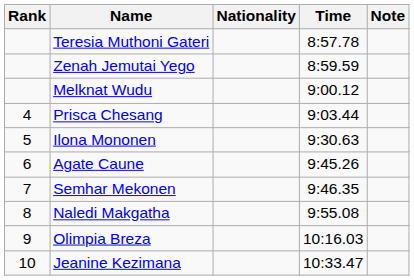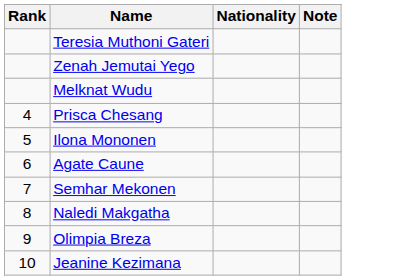- column: (333, 16)
